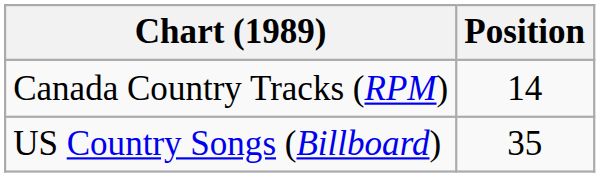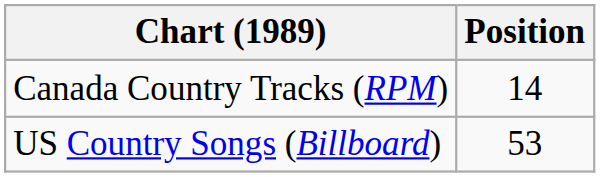(525, 143) 35 -> (525, 143) 53
